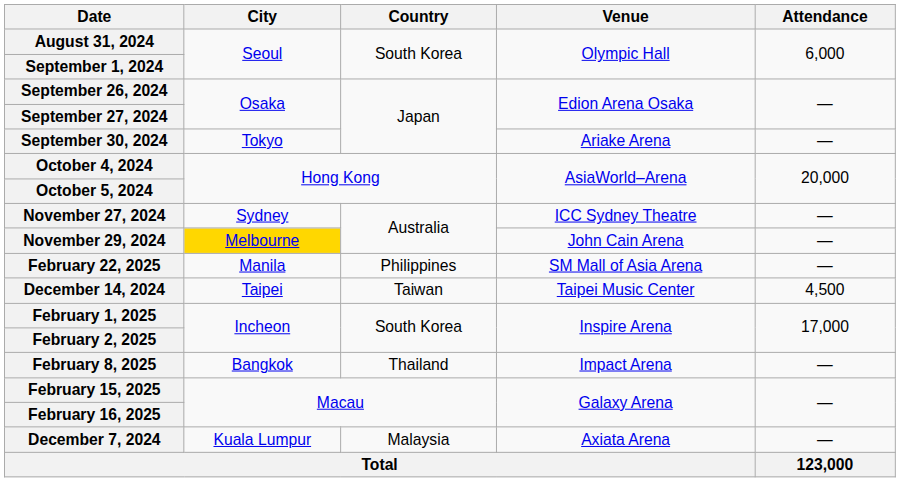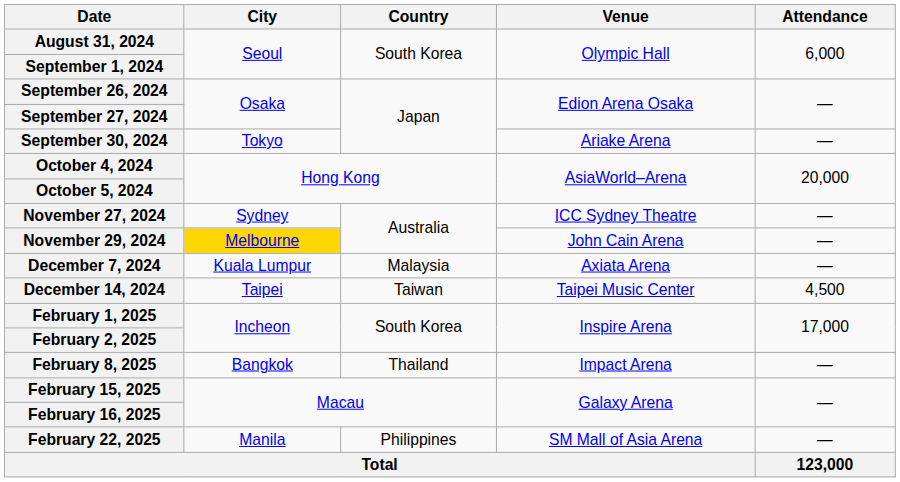rows swapped: (94, 439) <-> (94, 265)
